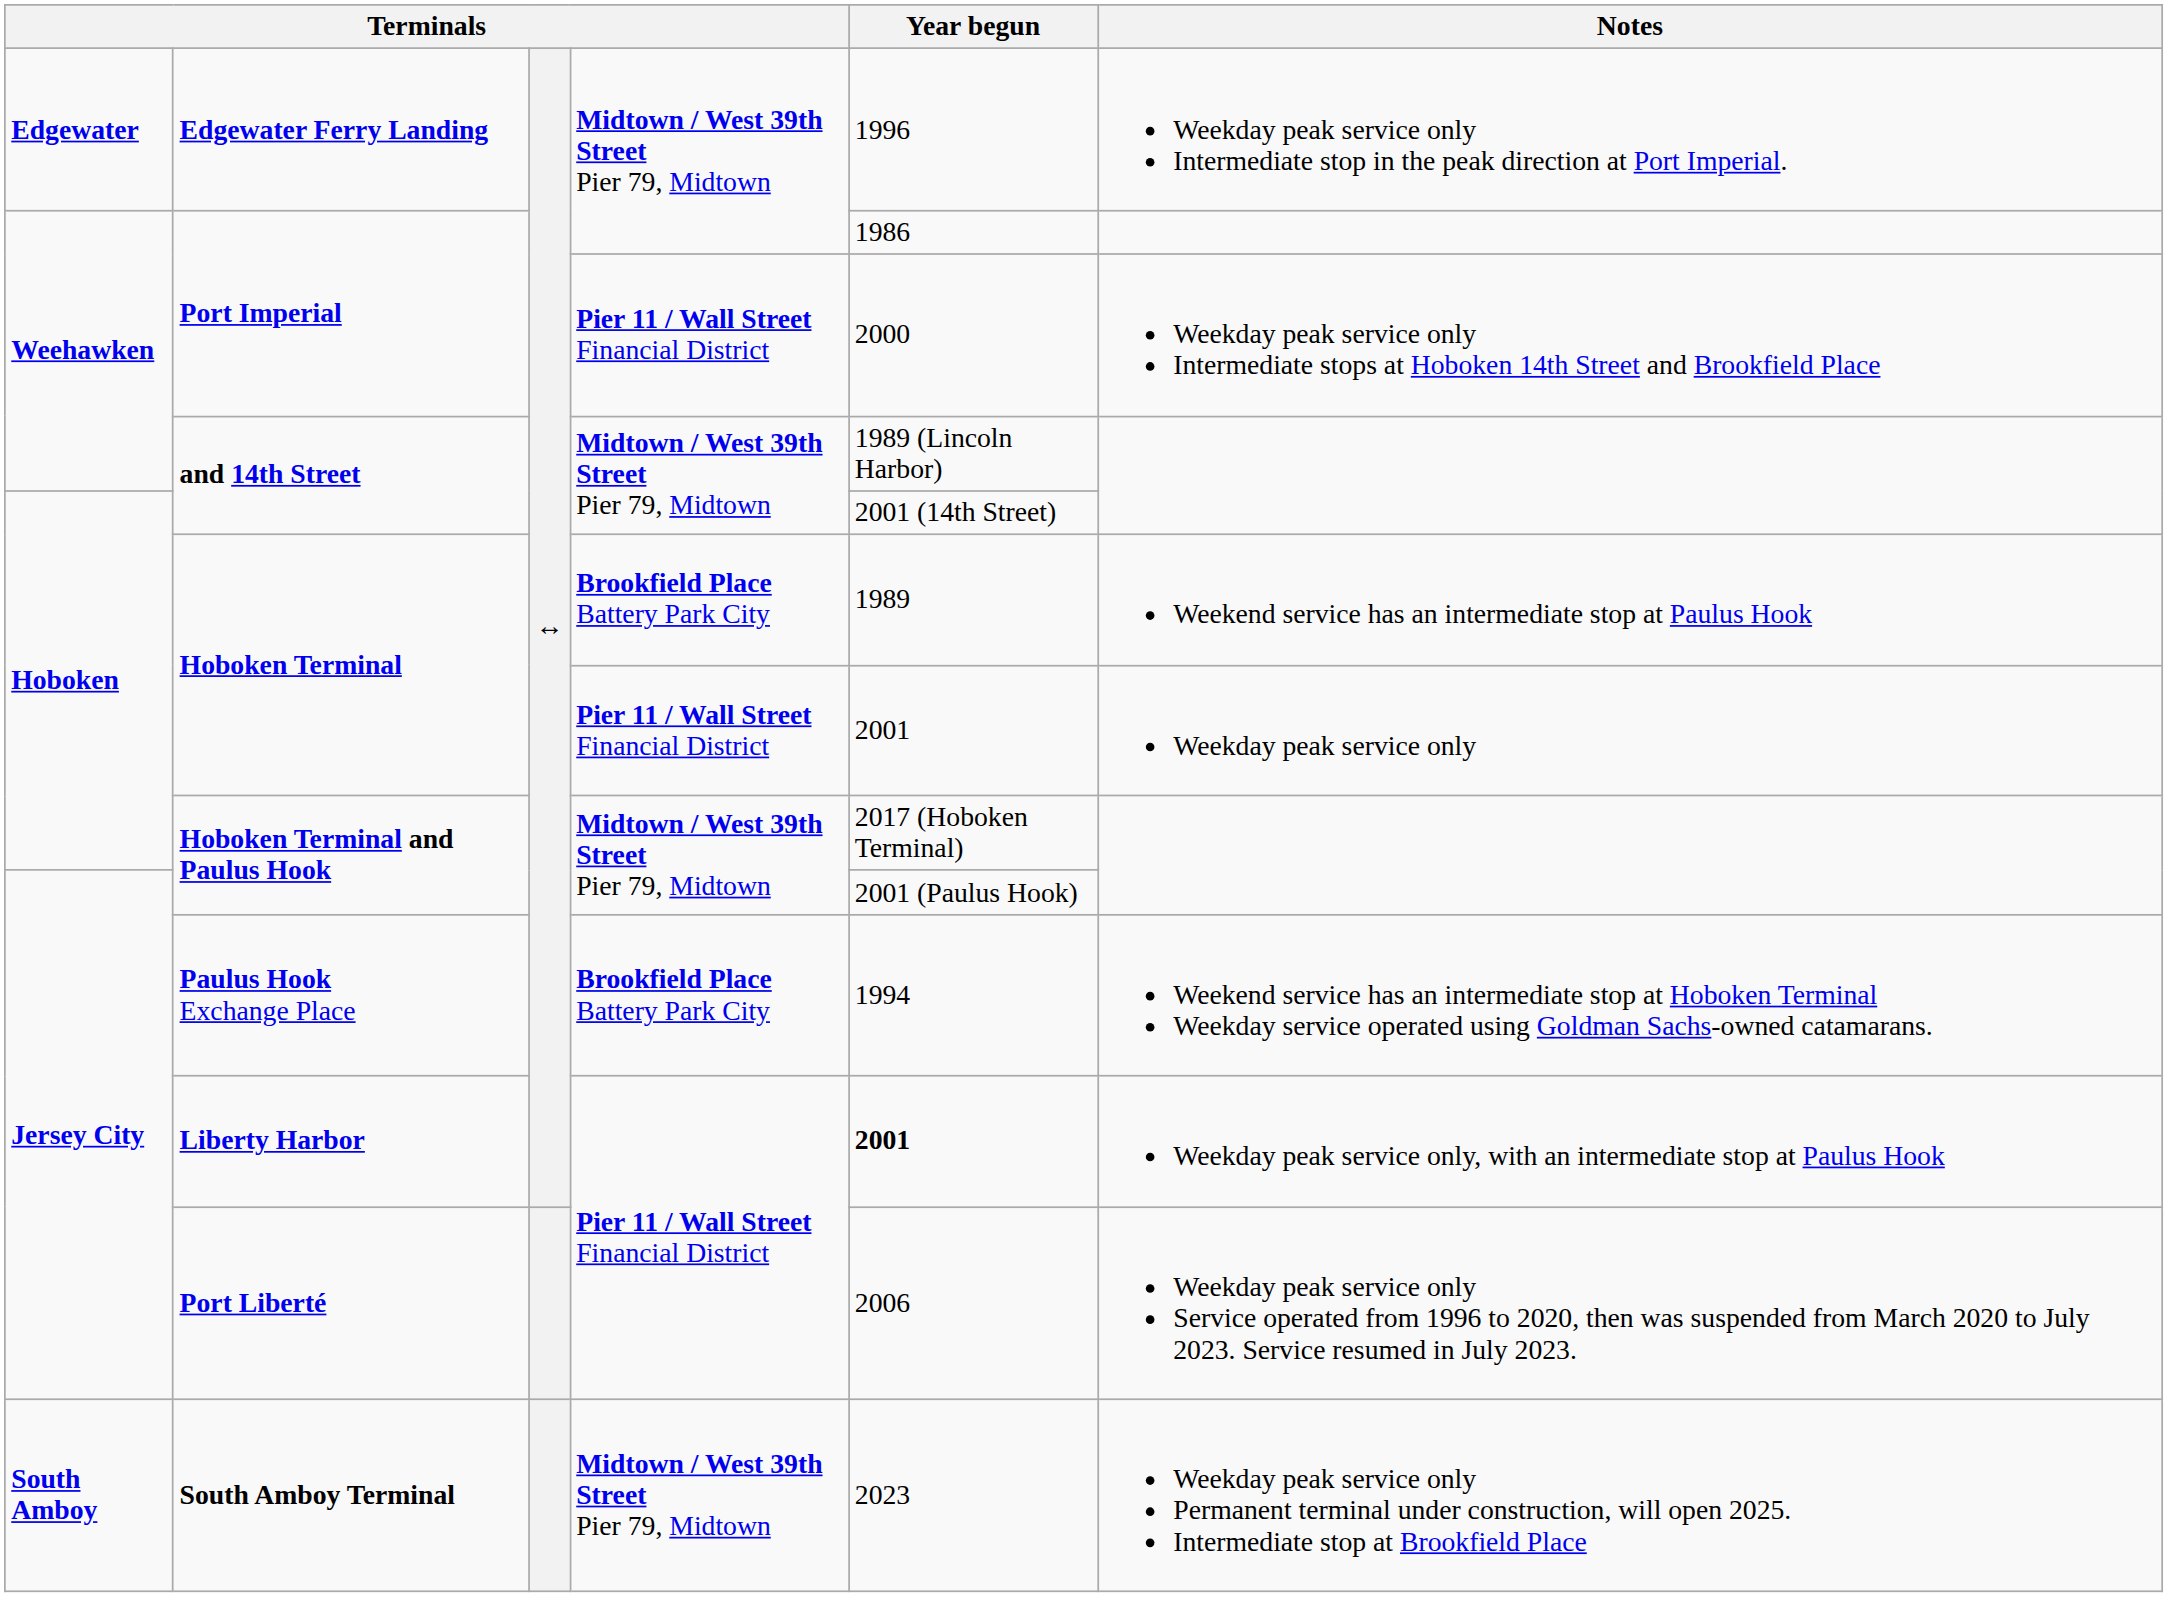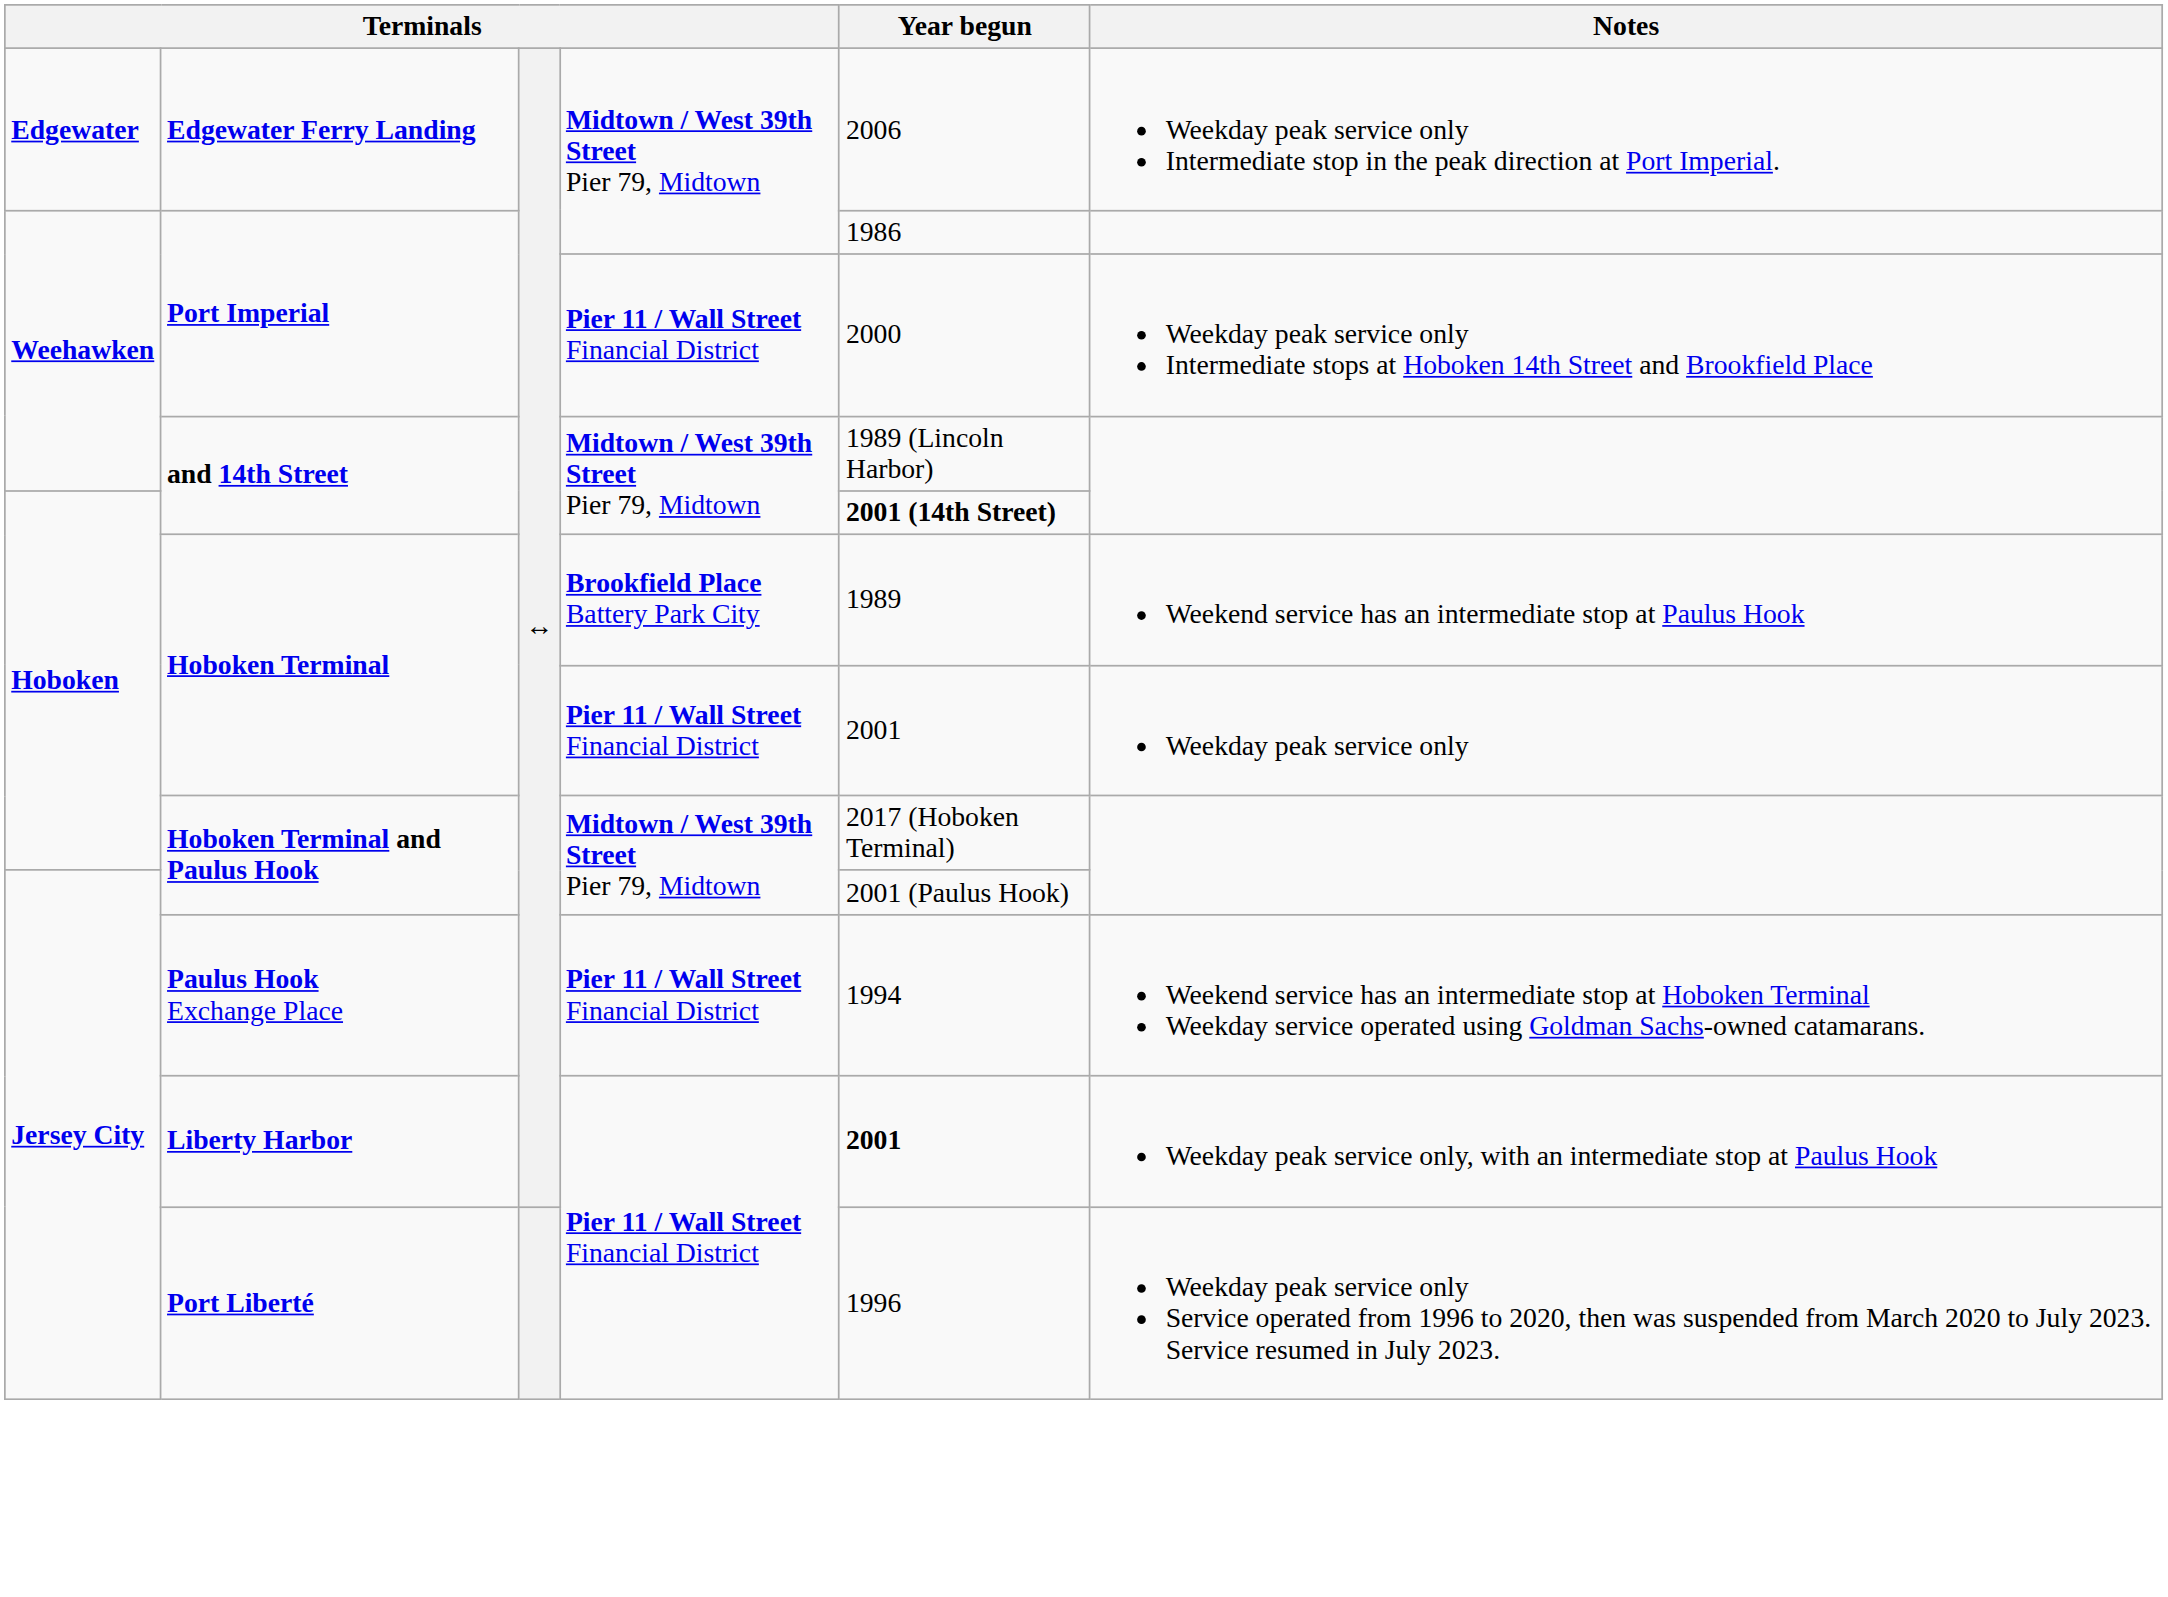(882, 129) 1996 -> (874, 129) 2006
(956, 512) normal -> (951, 512) bold
(674, 994) Brookfield Place Battery Park City -> (684, 994) Pier 11 / Wall Street Financial District
(882, 1302) 2006 -> (874, 1302) 1996
- row: (54, 1495)
